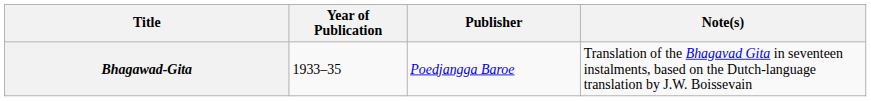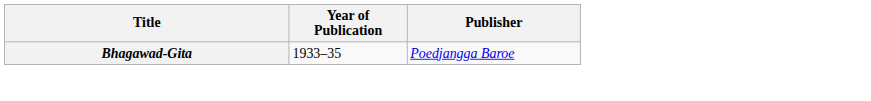- column: (723, 23)
